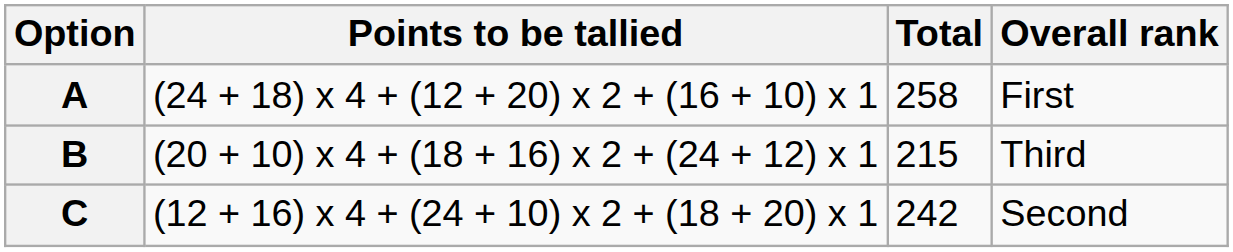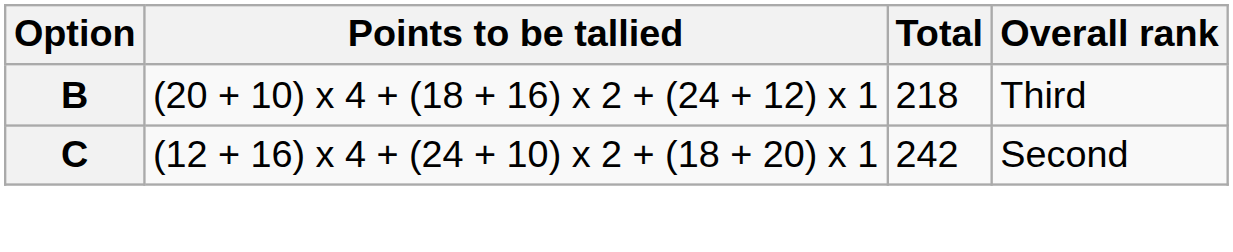- row: (75, 94)
(927, 154) 215 -> (927, 94) 218
